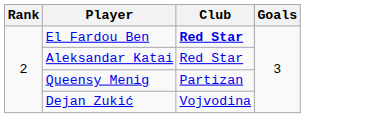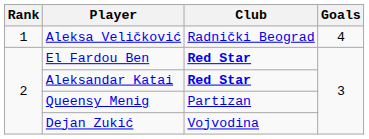+ row: (113, 37)
(211, 59) normal -> (219, 80) bold
